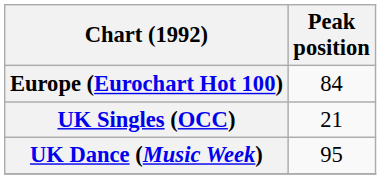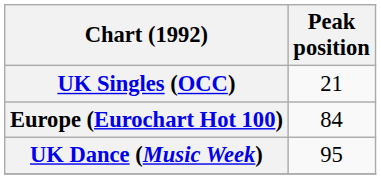rows swapped: (146, 83) <-> (146, 119)
